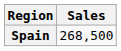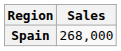(86, 36) 268,500 -> (86, 36) 268,000
